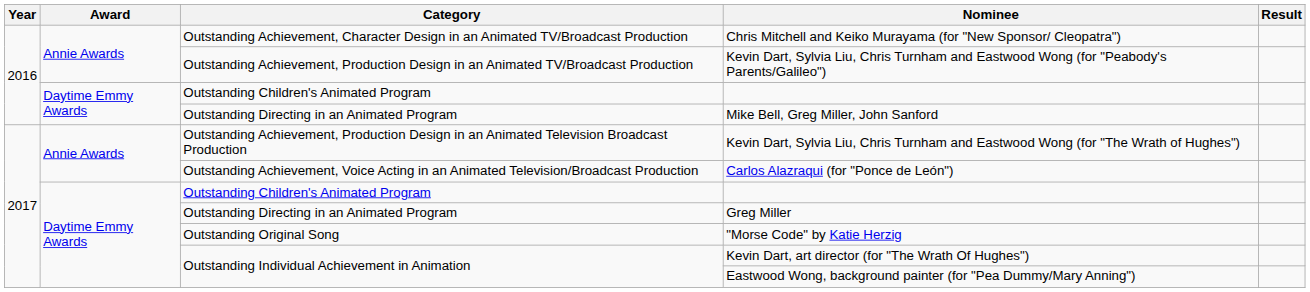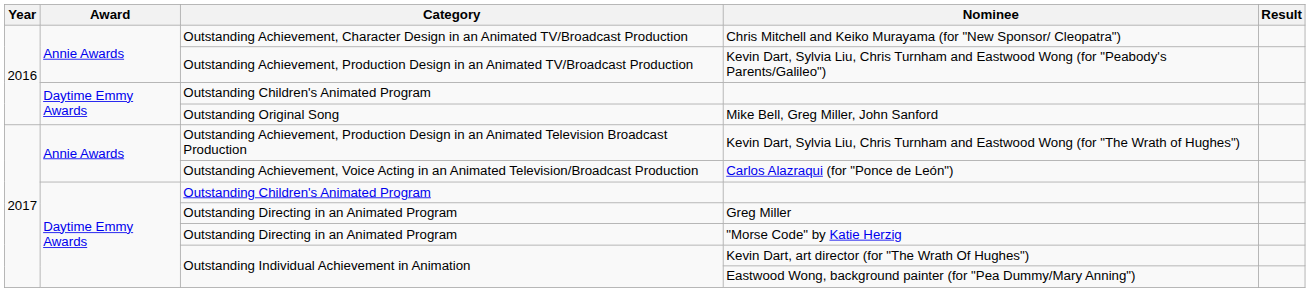(320, 114) Outstanding Directing in an Animated Program -> (261, 114) Outstanding Original Song
(261, 234) Outstanding Original Song -> (320, 234) Outstanding Directing in an Animated Program
